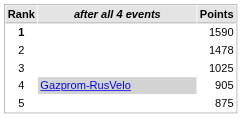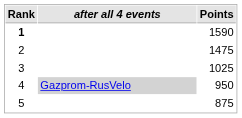(221, 50) 1478 -> (221, 50) 1475
(224, 86) 905 -> (224, 86) 950
